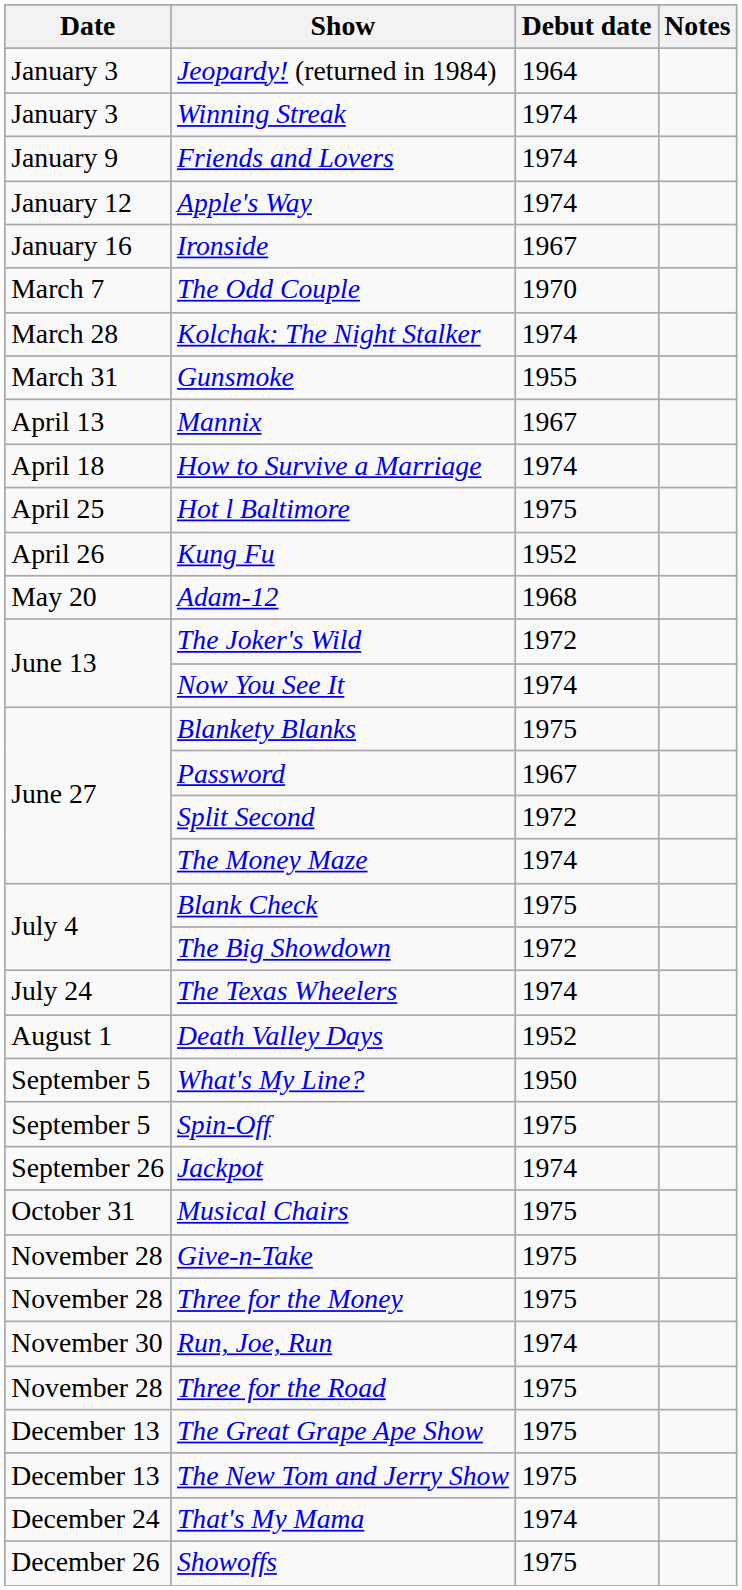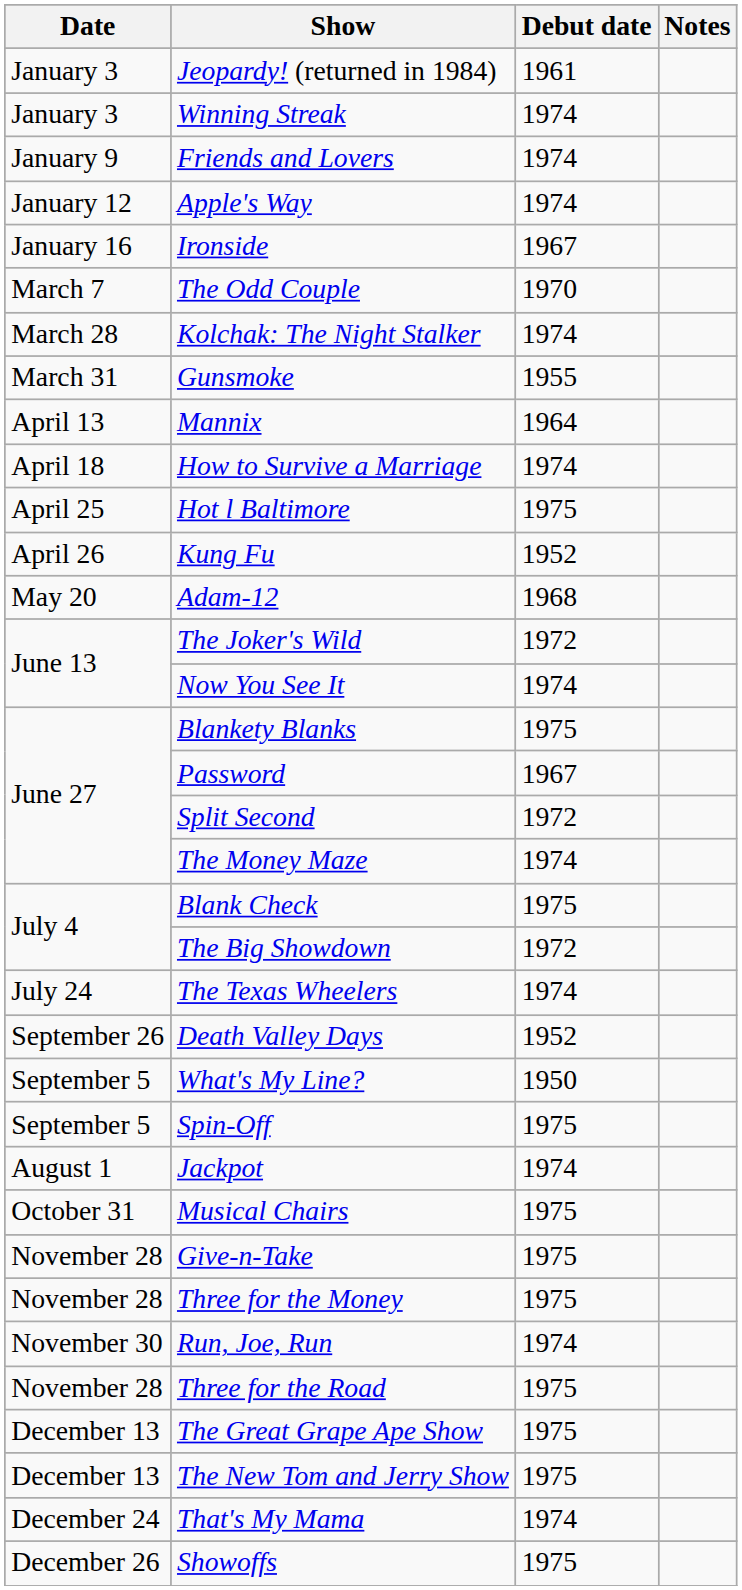(549, 70) 1964 -> (549, 70) 1961
(549, 421) 1967 -> (549, 421) 1964
(62, 1036) August 1 -> (88, 1036) September 26
(88, 1167) September 26 -> (62, 1167) August 1
